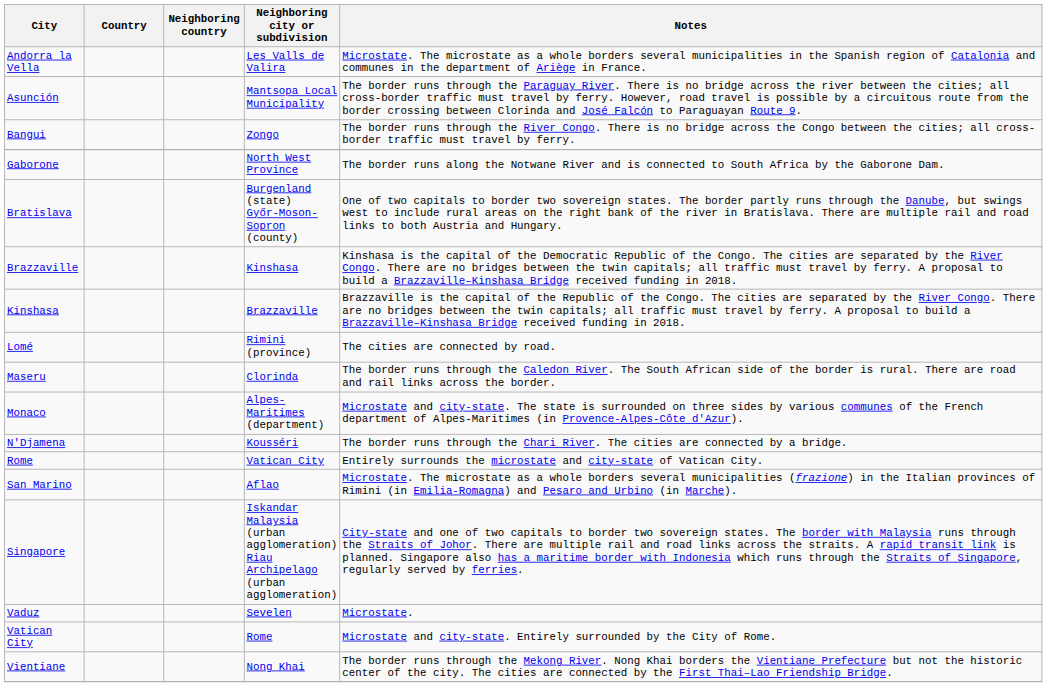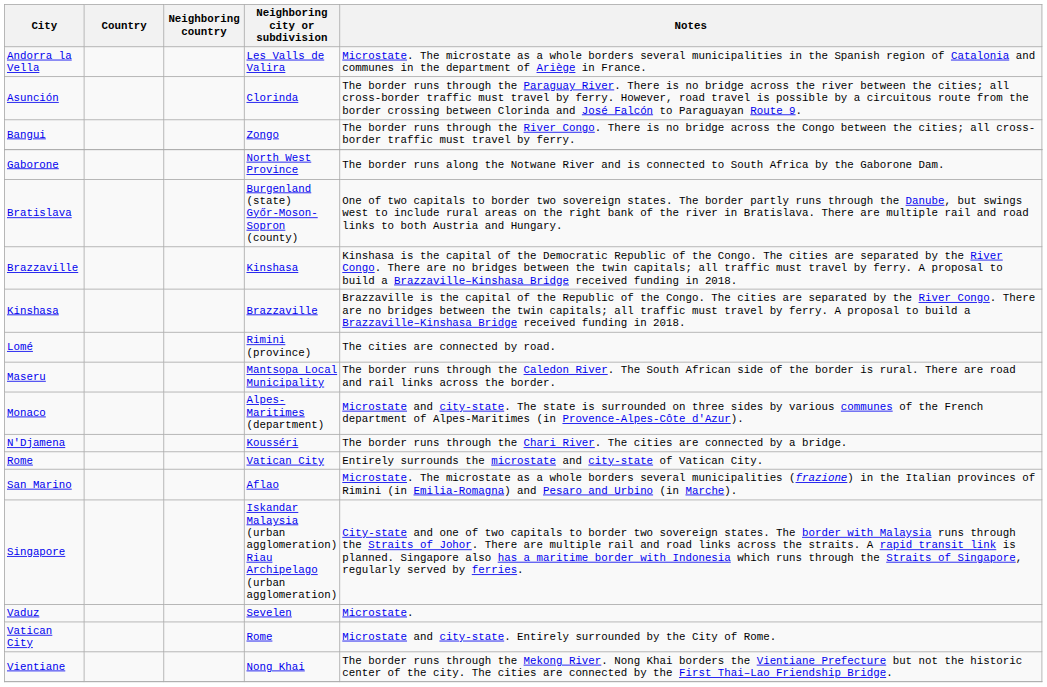(292, 98) Mantsopa Local Municipality -> (272, 98) Clorinda
(272, 377) Clorinda -> (292, 377) Mantsopa Local Municipality
